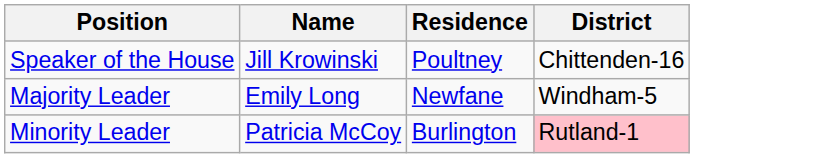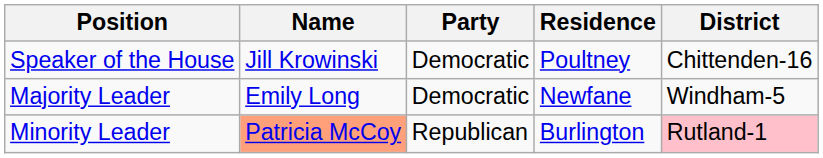+ column: (471, 22)
(323, 133) no background -> (323, 133) lightsalmon background
